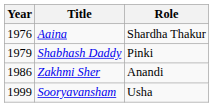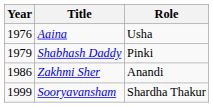(166, 33) Shardha Thakur -> (140, 33) Usha
(140, 92) Usha -> (166, 92) Shardha Thakur
